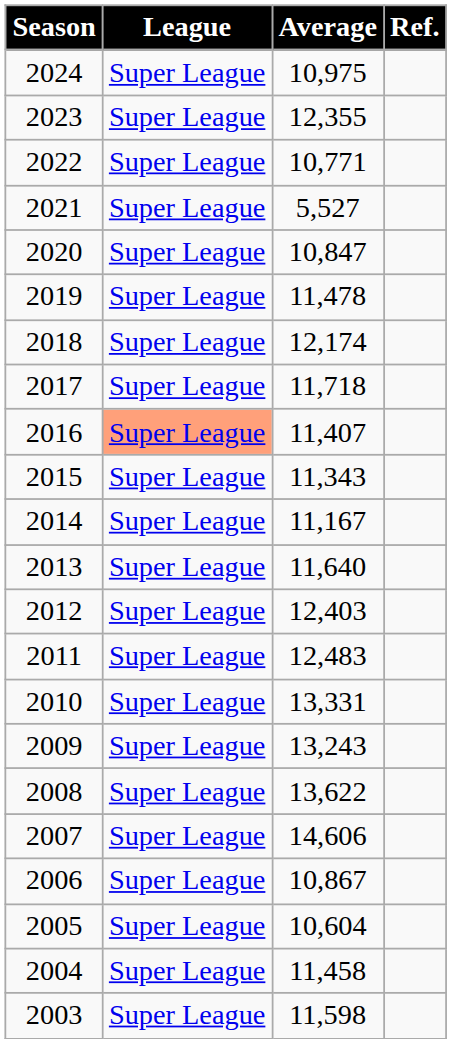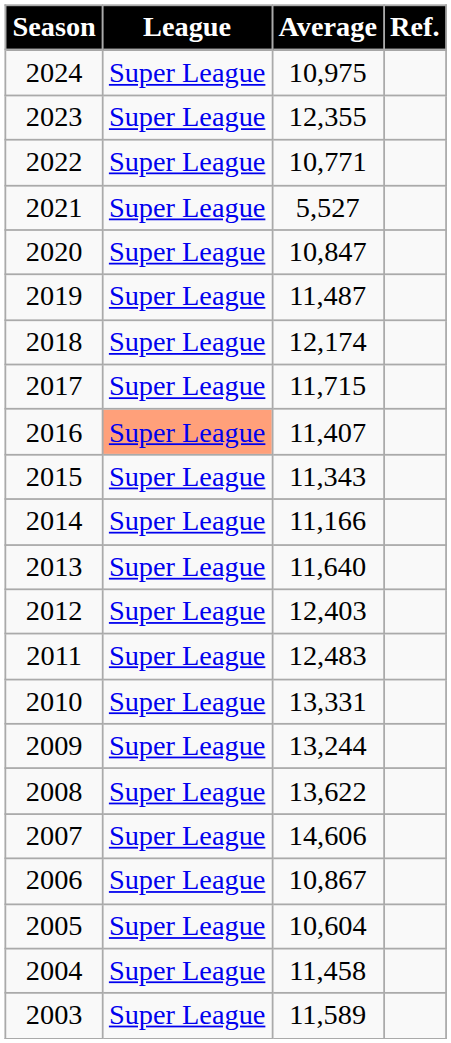(328, 296) 11,478 -> (328, 296) 11,487
(328, 386) 11,718 -> (328, 386) 11,715
(328, 521) 11,167 -> (328, 521) 11,166
(328, 745) 13,243 -> (328, 745) 13,244
(328, 1015) 11,598 -> (328, 1015) 11,589
